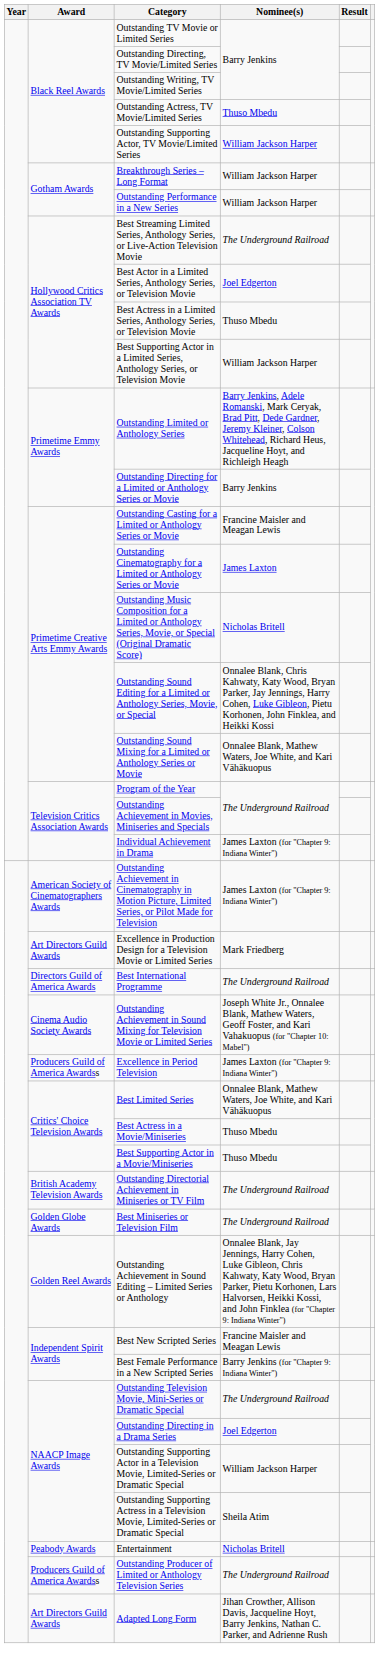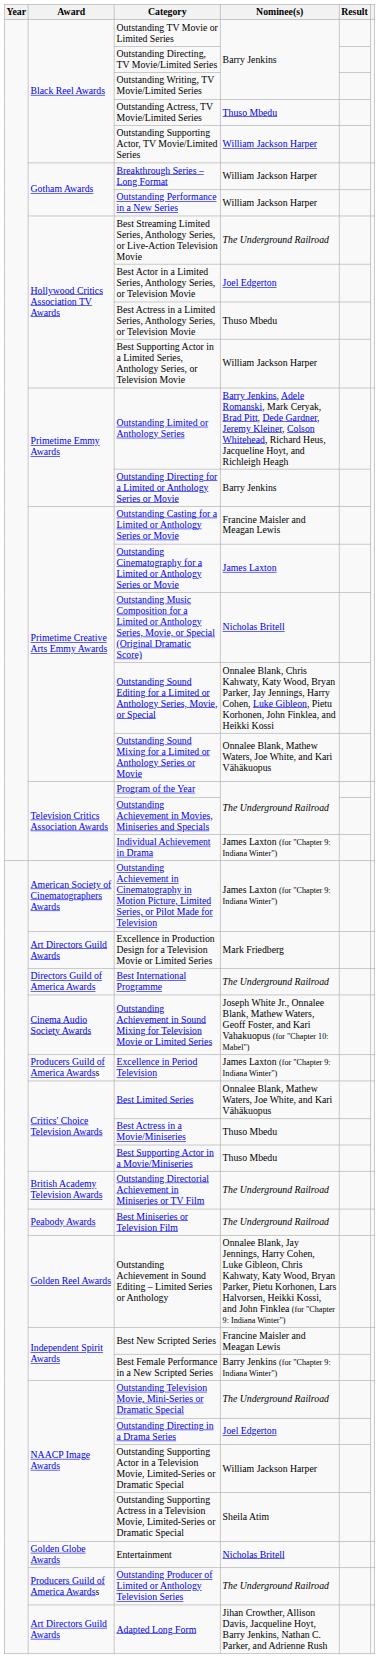(58, 1222) Golden Globe Awards -> (63, 1222) Peabody Awards
(63, 1549) Peabody Awards -> (58, 1554) Golden Globe Awards
